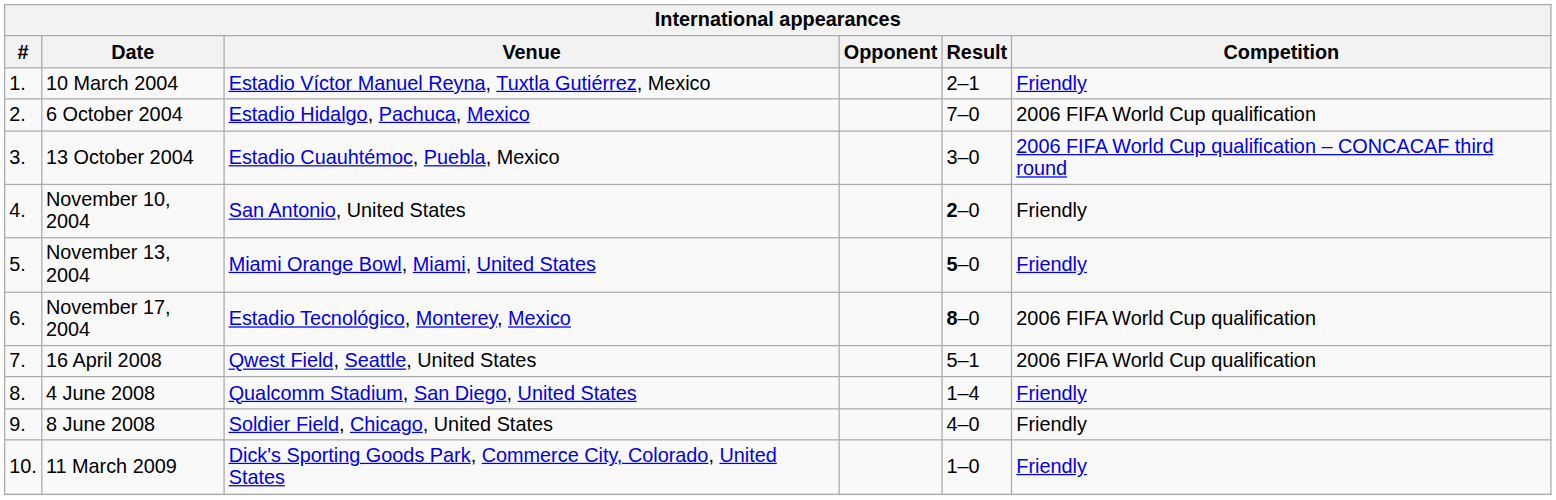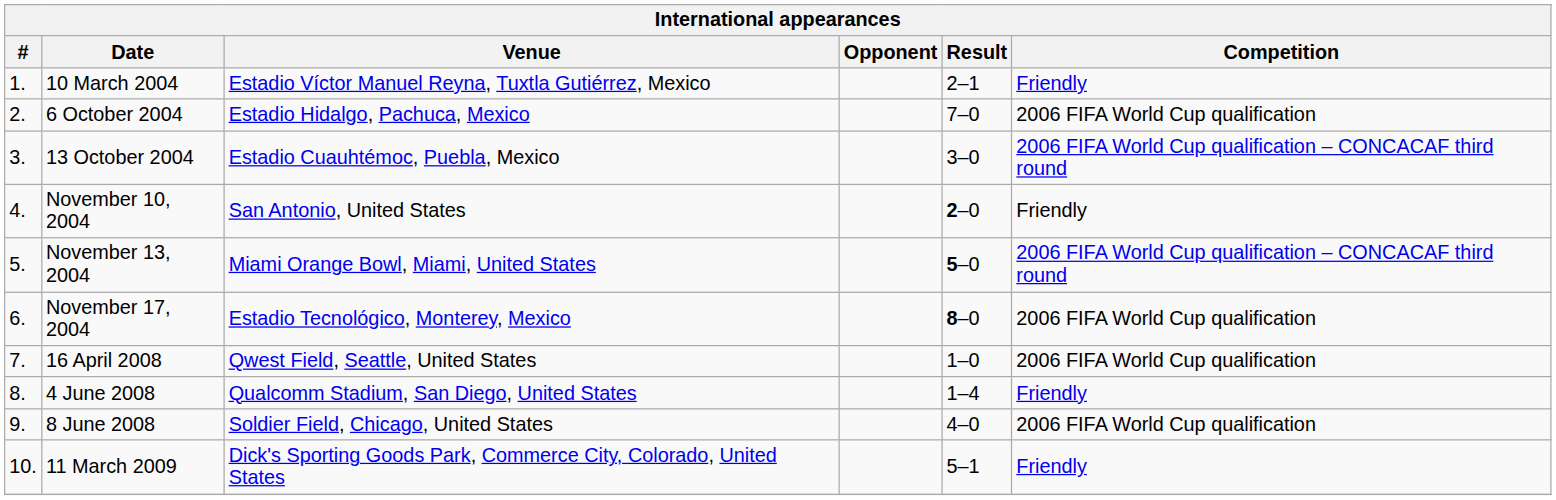(1052, 264) Friendly -> (1255, 264) 2006 FIFA World Cup qualification – CONCACAF third round
(963, 361) 5–1 -> (963, 361) 1–0
(1052, 424) Friendly -> (1166, 424) 2006 FIFA World Cup qualification
(963, 466) 1–0 -> (963, 466) 5–1
